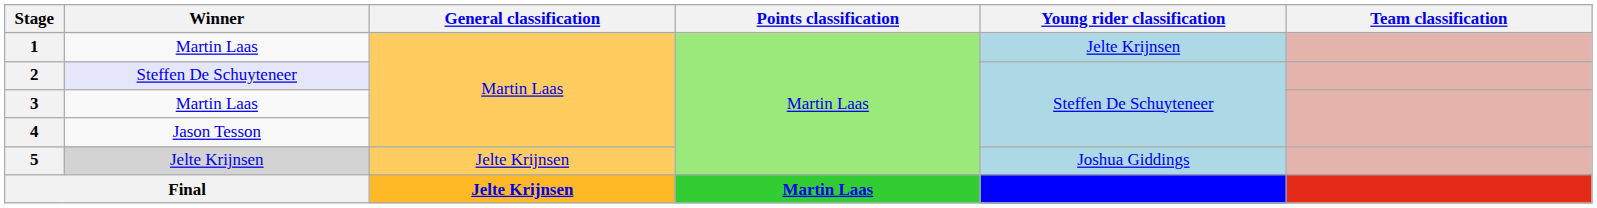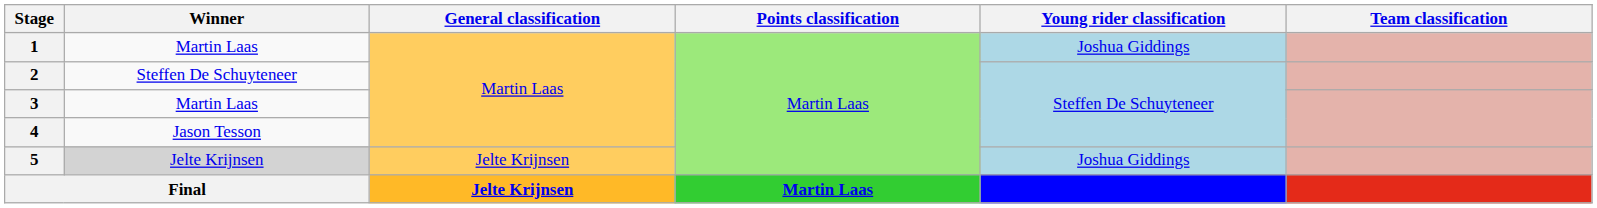(1133, 47) Jelte Krijnsen -> (1133, 47) Joshua Giddings
(217, 75) lavender background -> (217, 75) no background
